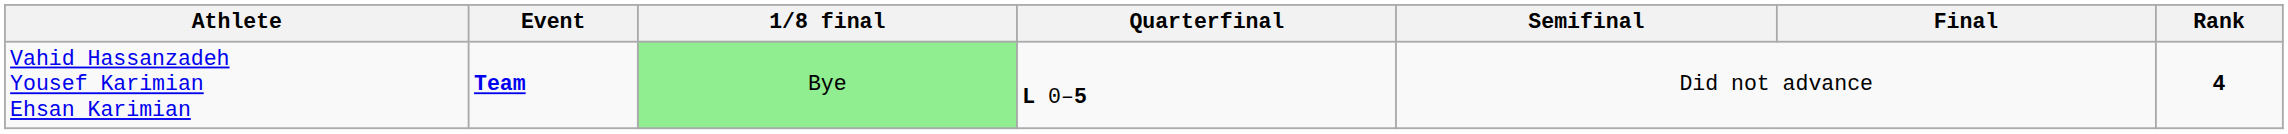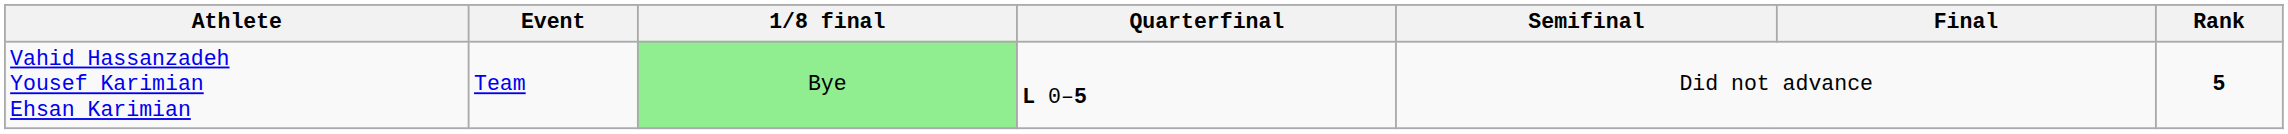(500, 85) bold -> (500, 85) normal
(2219, 85) 4 -> (2219, 85) 5
